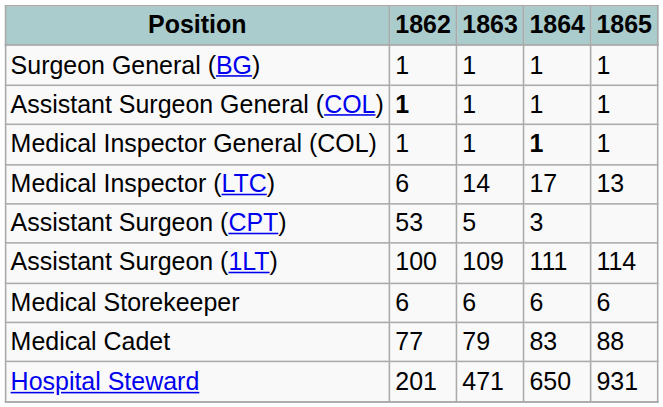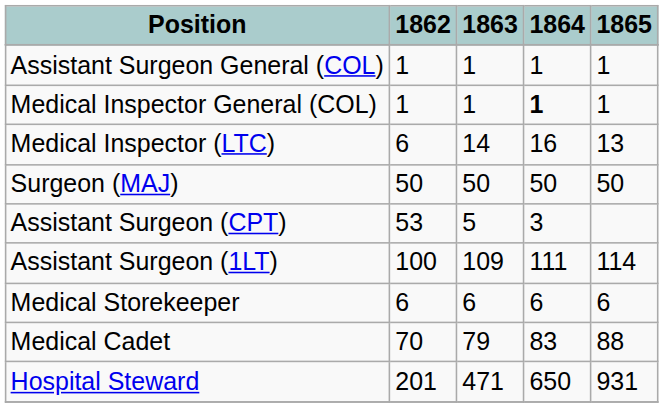- row: (135, 64)
(402, 104) bold -> (402, 64) normal
(543, 183) 17 -> (543, 144) 16
+ row: (95, 183)
(409, 341) 77 -> (409, 341) 70
